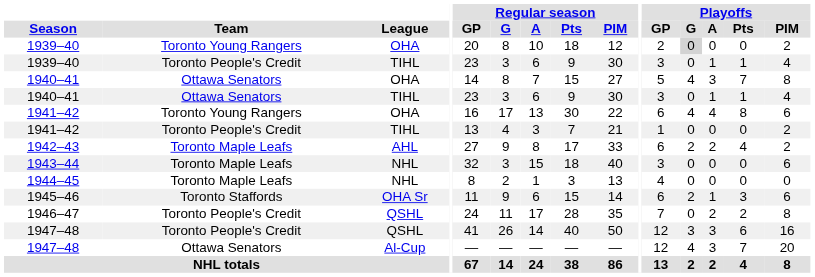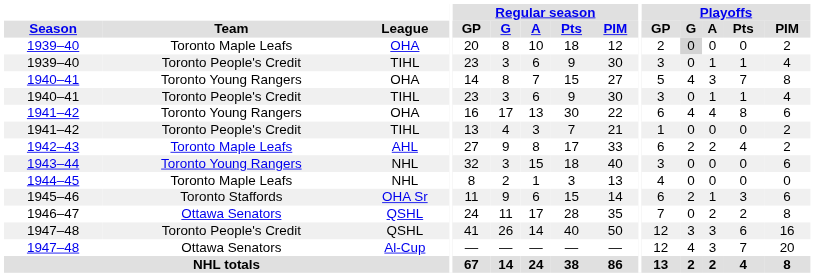(231, 46) Toronto Young Rangers -> (231, 46) Toronto Maple Leafs
(231, 79) Ottawa Senators -> (231, 79) Toronto Young Rangers
(231, 96) Ottawa Senators -> (231, 96) Toronto People's Credit
(231, 163) Toronto Maple Leafs -> (231, 163) Toronto Young Rangers
(231, 214) Toronto People's Credit -> (231, 214) Ottawa Senators
